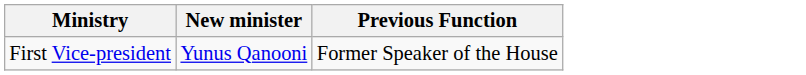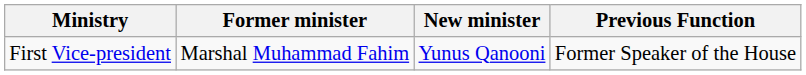+ column: (295, 20)
